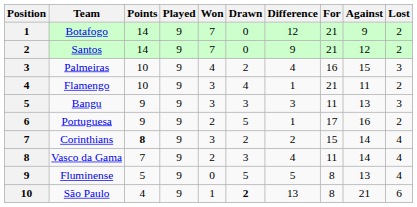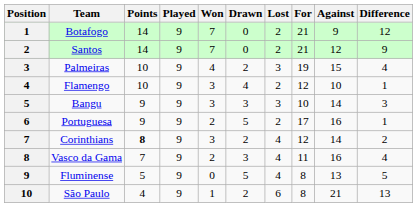columns swapped: (399, 13) <-> (293, 13)
(332, 67) 16 -> (303, 67) 19
(332, 85) 21 -> (303, 85) 12
(364, 85) 11 -> (336, 85) 10
(332, 103) 11 -> (303, 103) 10
(364, 103) 13 -> (336, 103) 14
(332, 139) 15 -> (303, 139) 12
(364, 157) 14 -> (336, 157) 16
(246, 193) bold -> (246, 193) normal
